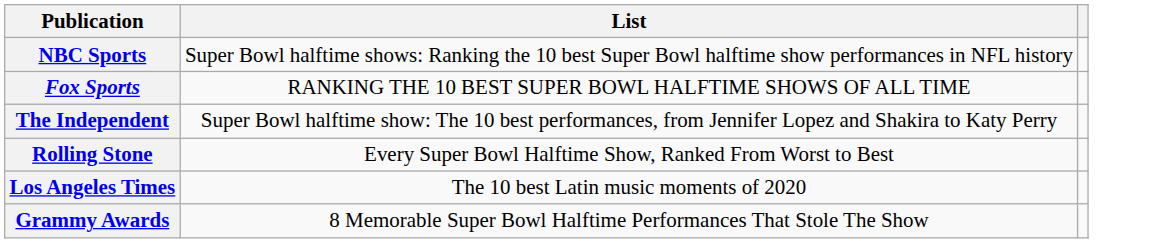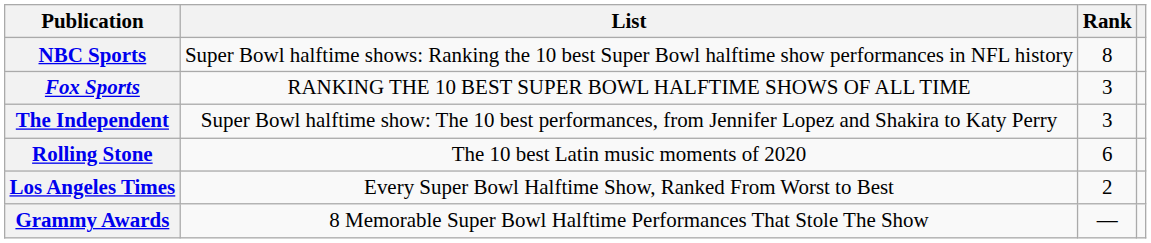+ column: (1107, 21)
(629, 154) Every Super Bowl Halftime Show, Ranked From Worst to Best -> (629, 154) The 10 best Latin music moments of 2020
(629, 187) The 10 best Latin music moments of 2020 -> (629, 187) Every Super Bowl Halftime Show, Ranked From Worst to Best
